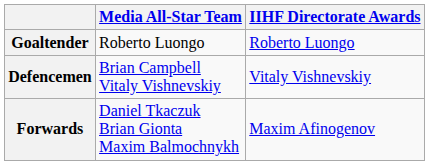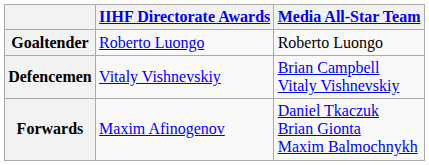columns swapped: (335, 17) <-> (170, 17)
